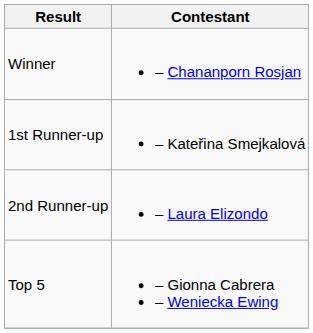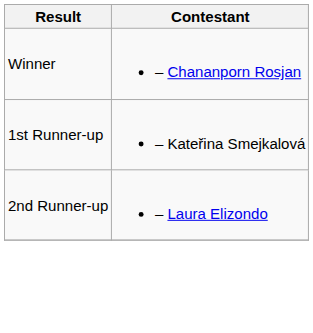- row: (26, 284)
